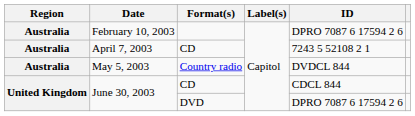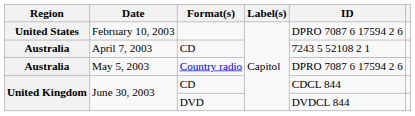(47, 31) Australia -> (47, 31) United States
(321, 66) DVDCL 844 -> (347, 66) DPRO 7087 6 17594 2 6
(347, 102) DPRO 7087 6 17594 2 6 -> (321, 102) DVDCL 844
